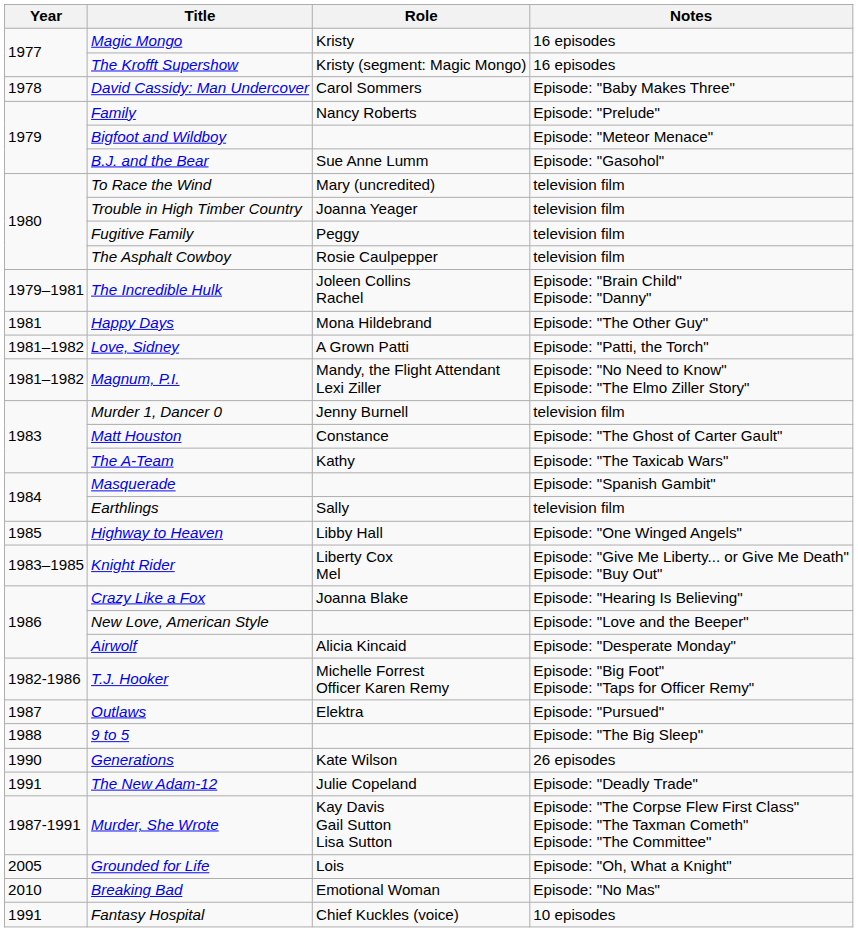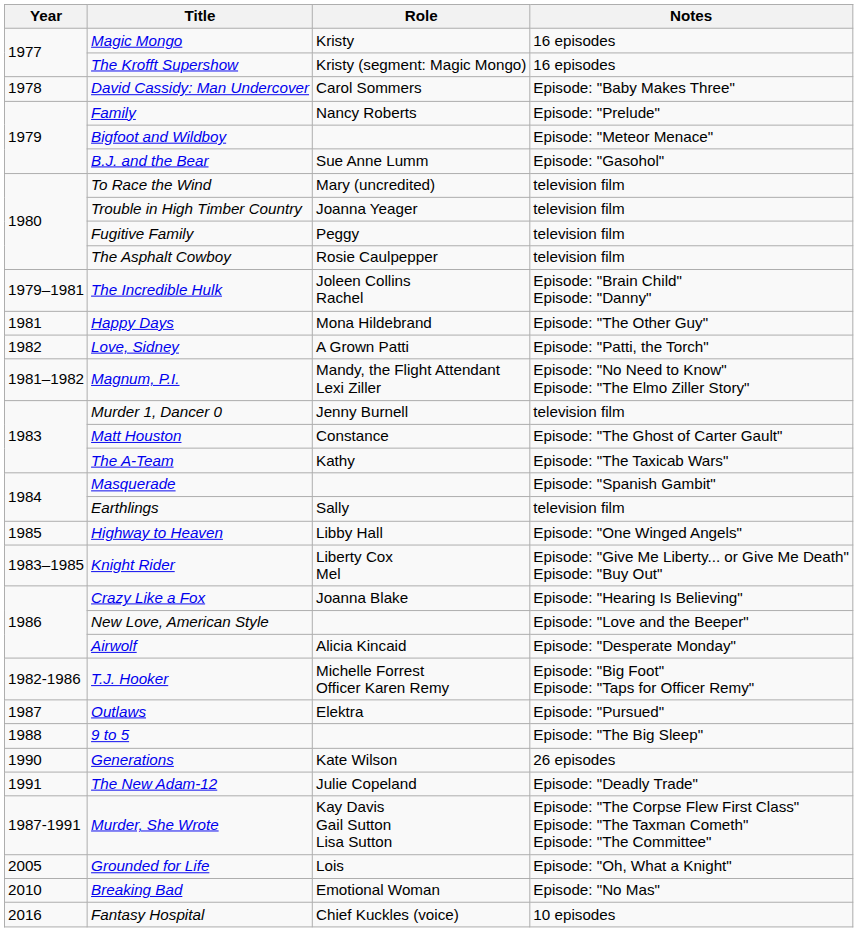(46, 347) 1981–1982 -> (25, 347) 1982
(25, 914) 1991 -> (25, 914) 2016
